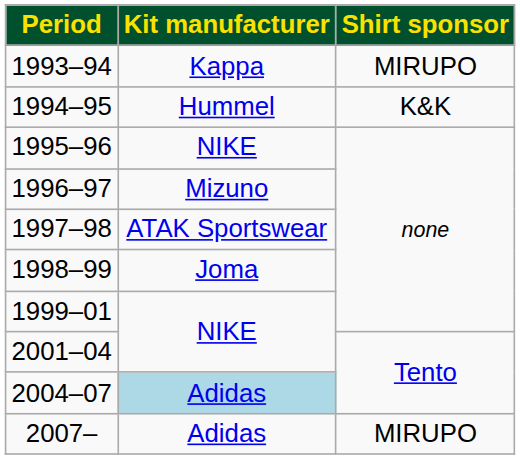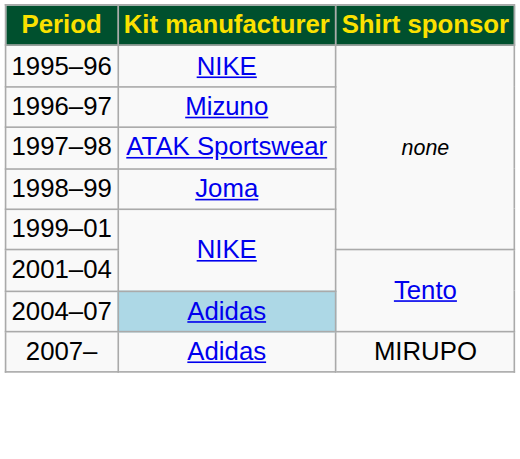- row: (62, 65)
- row: (62, 106)
